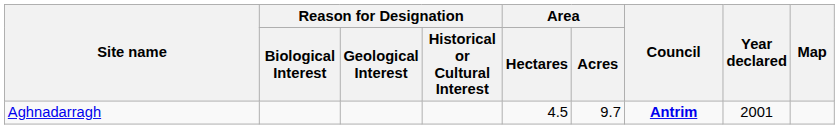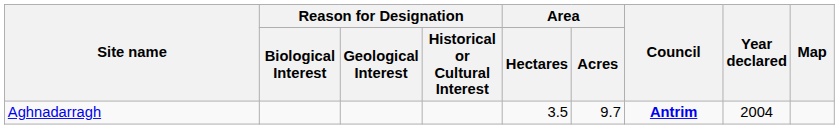(558, 112) 4.5 -> (558, 112) 3.5
(757, 112) 2001 -> (757, 112) 2004
